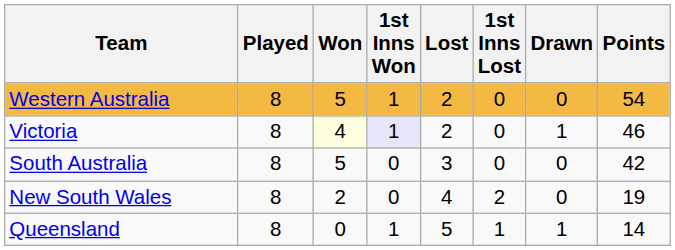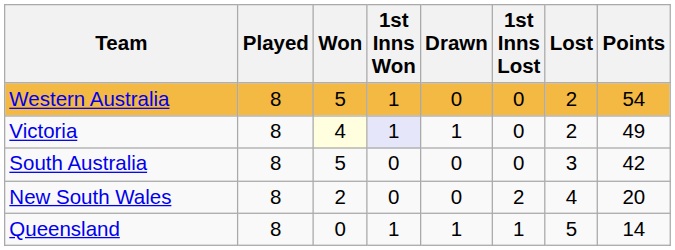columns swapped: (562, 43) <-> (447, 43)
(634, 131) 46 -> (634, 131) 49
(634, 196) 19 -> (634, 196) 20
